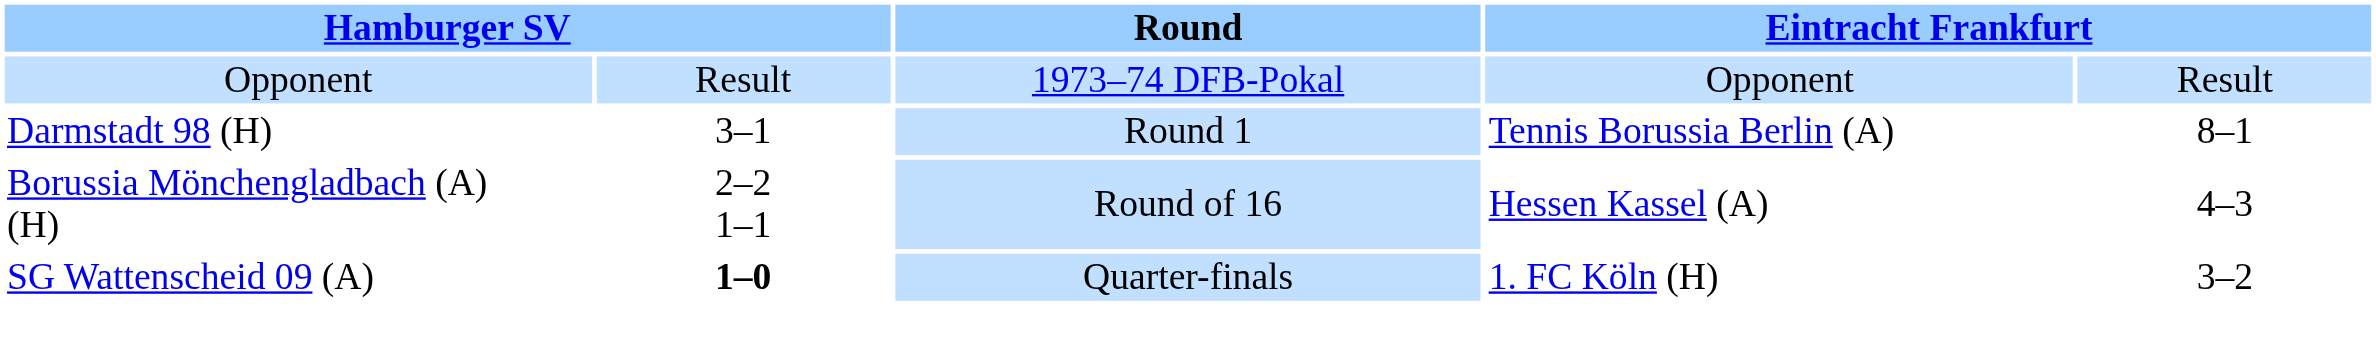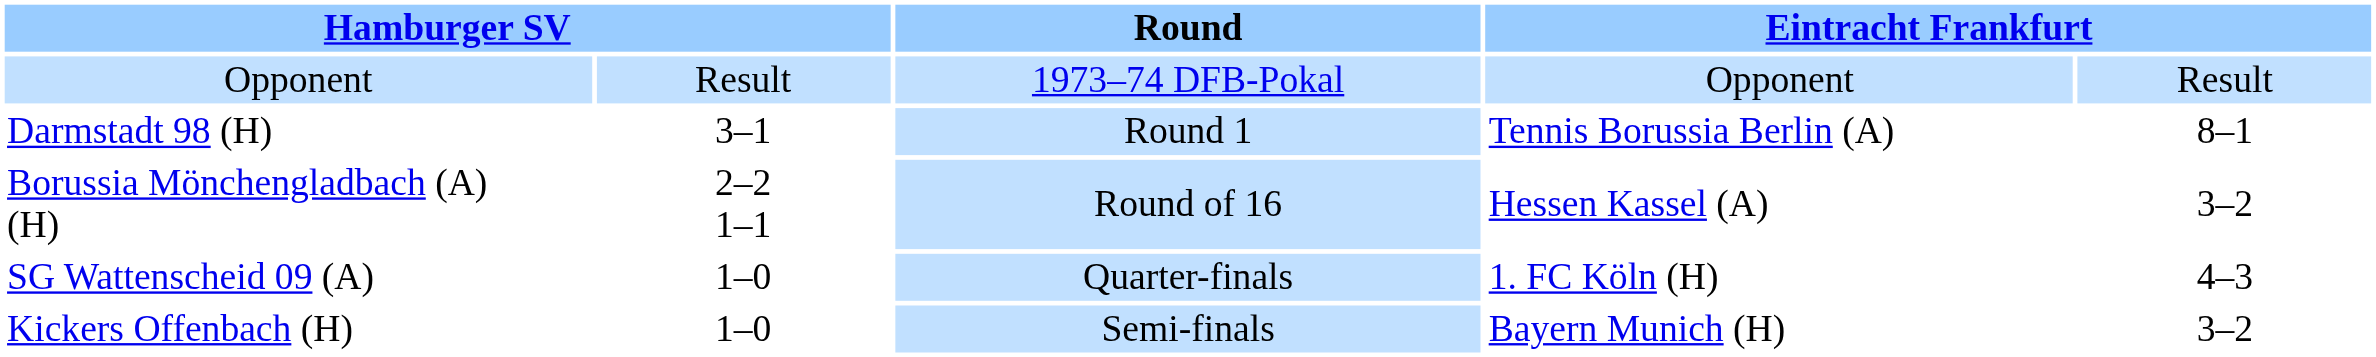(2225, 203) 4–3 -> (2225, 203) 3–2
(743, 276) bold -> (743, 276) normal
(2225, 276) 3–2 -> (2225, 276) 4–3
+ row: (180, 328)
